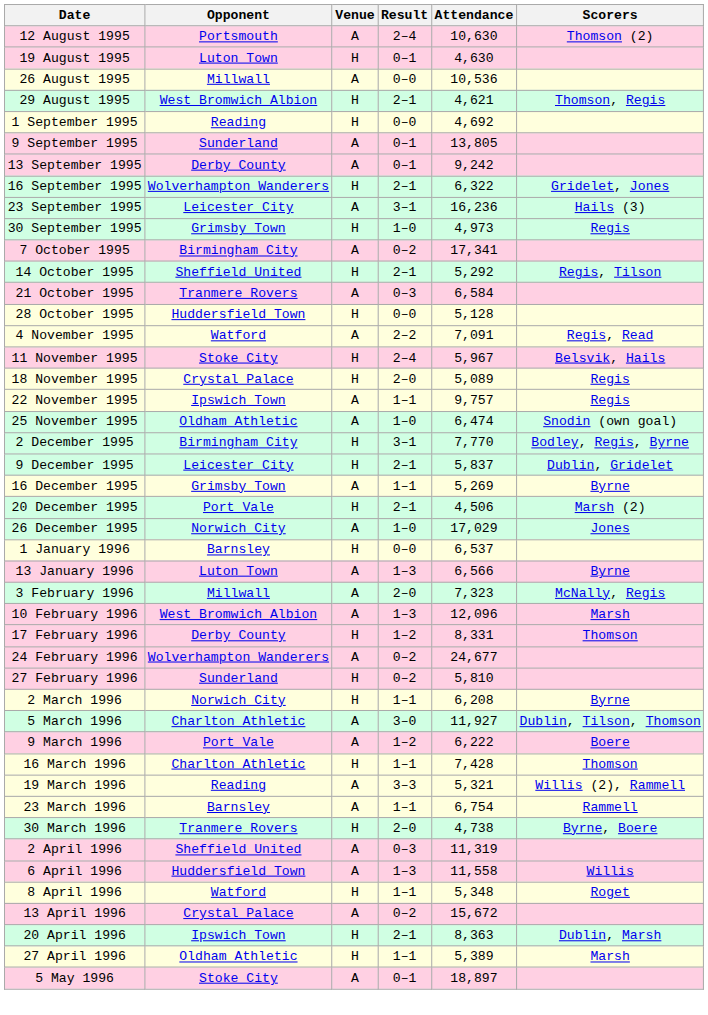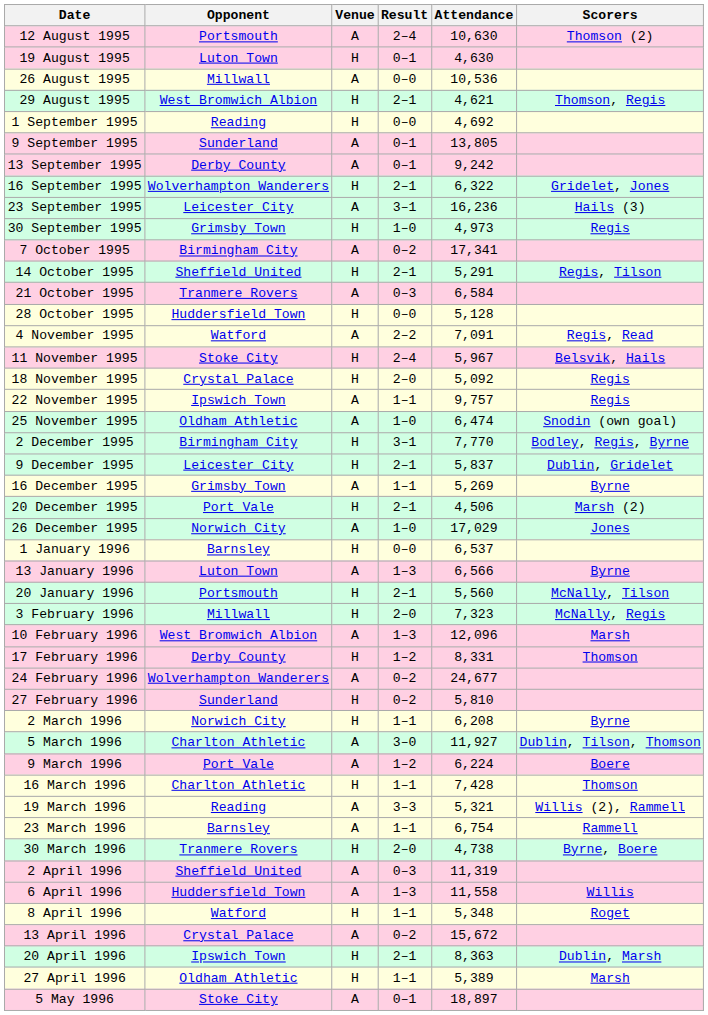(474, 272) 5,292 -> (474, 272) 5,291
(474, 379) 5,089 -> (474, 379) 5,092
+ row: (75, 593)
(355, 593) A -> (355, 614) H
(474, 743) 6,222 -> (474, 764) 6,224
